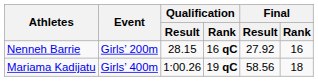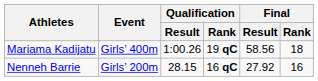rows swapped: (44, 50) <-> (51, 68)
